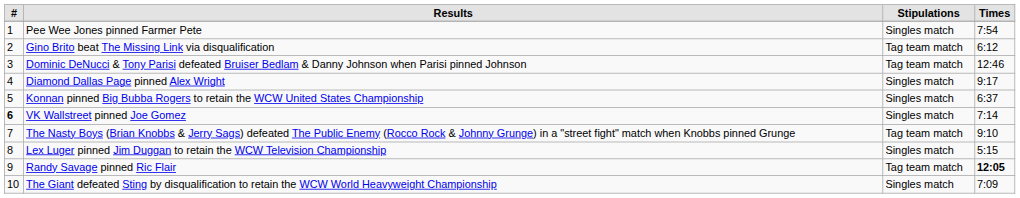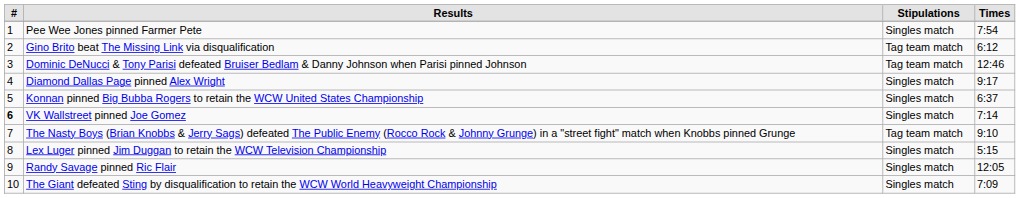(924, 167) Tag team match -> (920, 167) Singles match
(991, 167) bold -> (991, 167) normal
